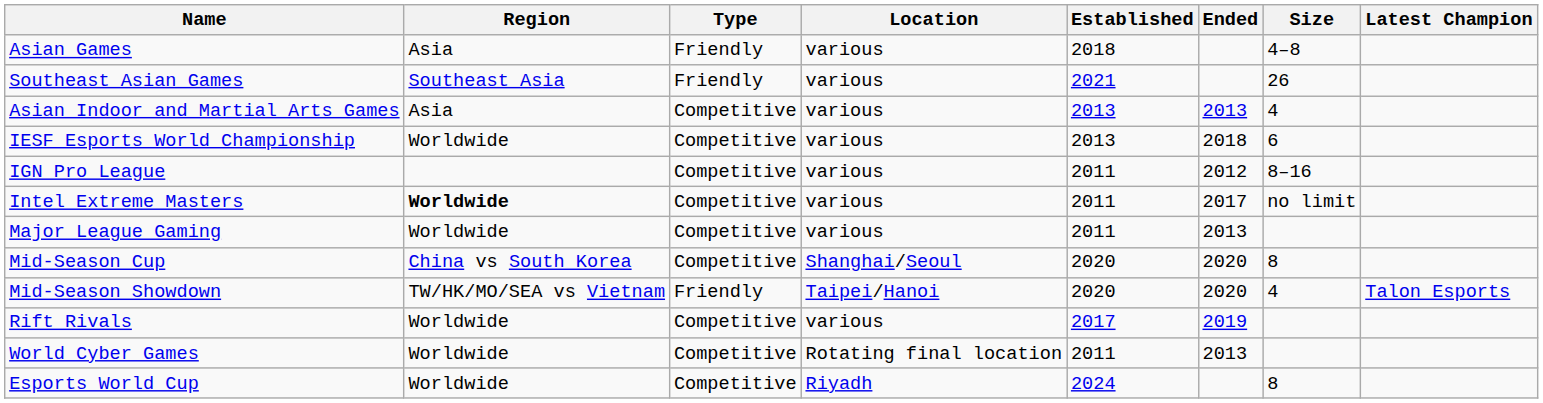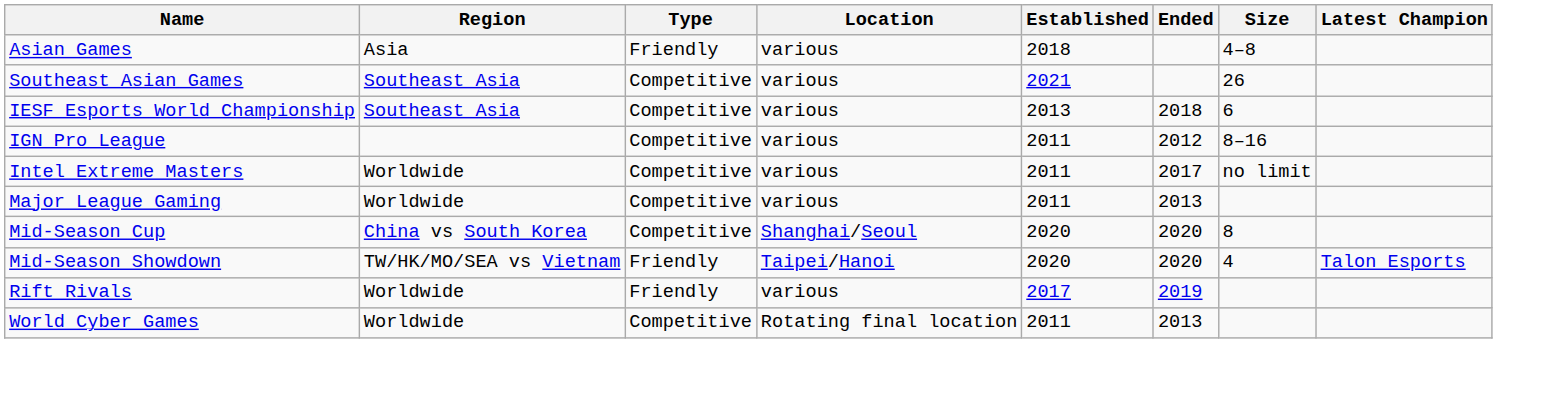(719, 80) Friendly -> (691, 80) Competitive
- row: (204, 111)
(459, 141) Worldwide -> (442, 111) Southeast Asia
(459, 202) bold -> (414, 171) normal
(735, 323) Competitive -> (674, 293) Friendly
- row: (104, 383)
